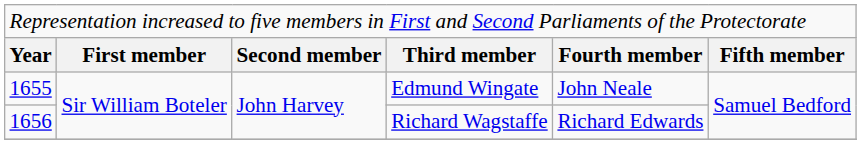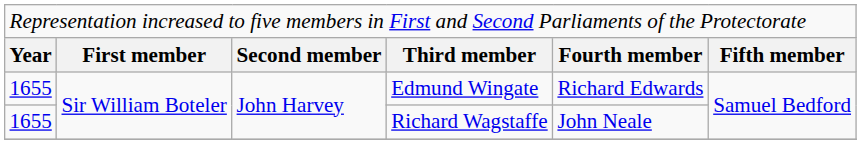(605, 88) John Neale -> (630, 88) Richard Edwards
(31, 121) 1656 -> (31, 121) 1655
(630, 121) Richard Edwards -> (605, 121) John Neale
